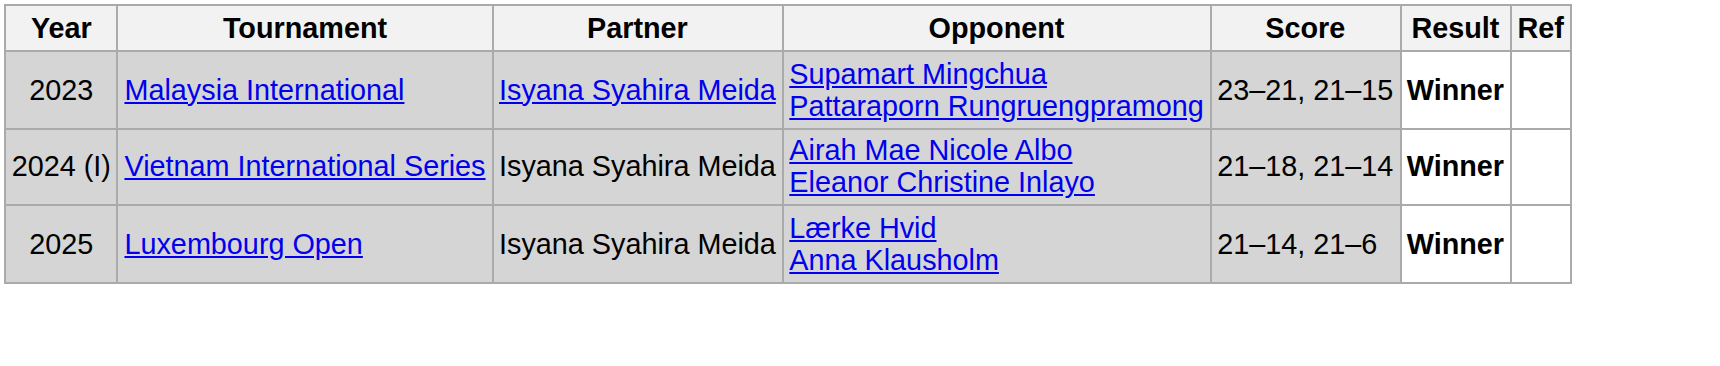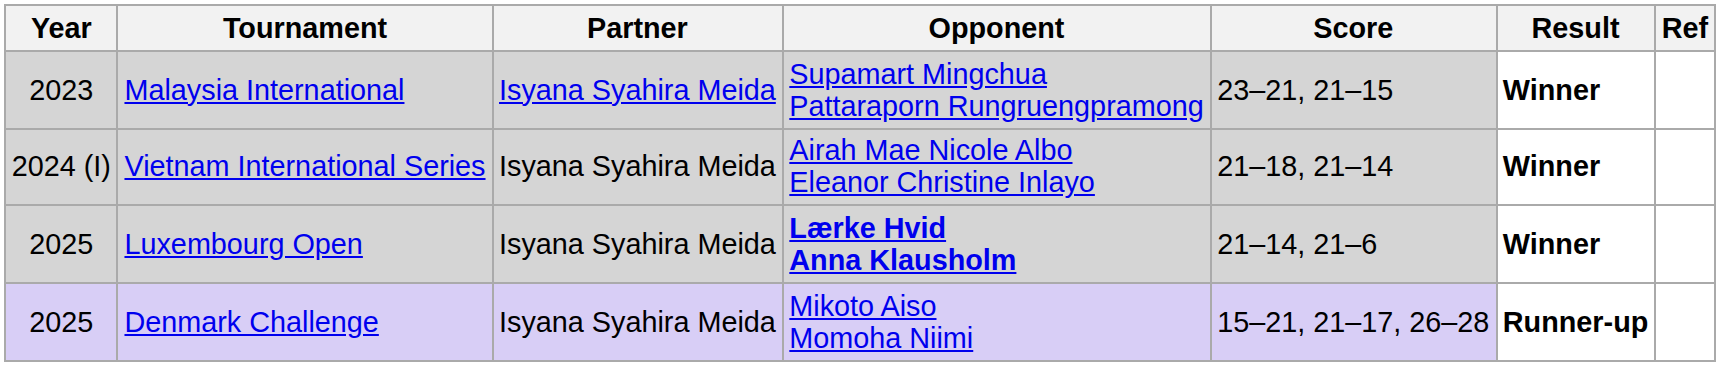(894, 245) normal -> (903, 245) bold
+ row: (252, 322)
